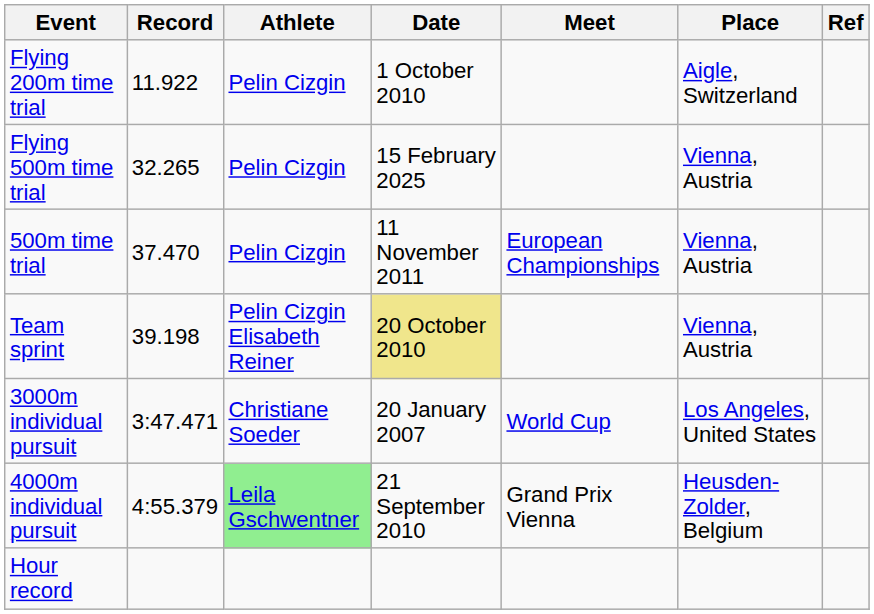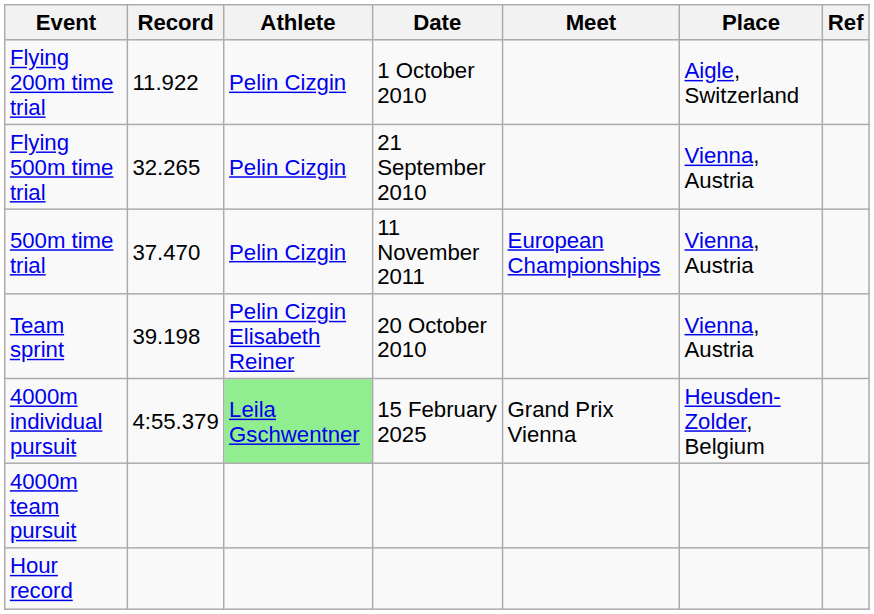(436, 167) 15 February 2025 -> (431, 167) 21 September 2010
(431, 337) khaki background -> (432, 337) no background
- row: (56, 422)
(431, 506) 21 September 2010 -> (437, 422) 15 February 2025
+ row: (44, 506)
